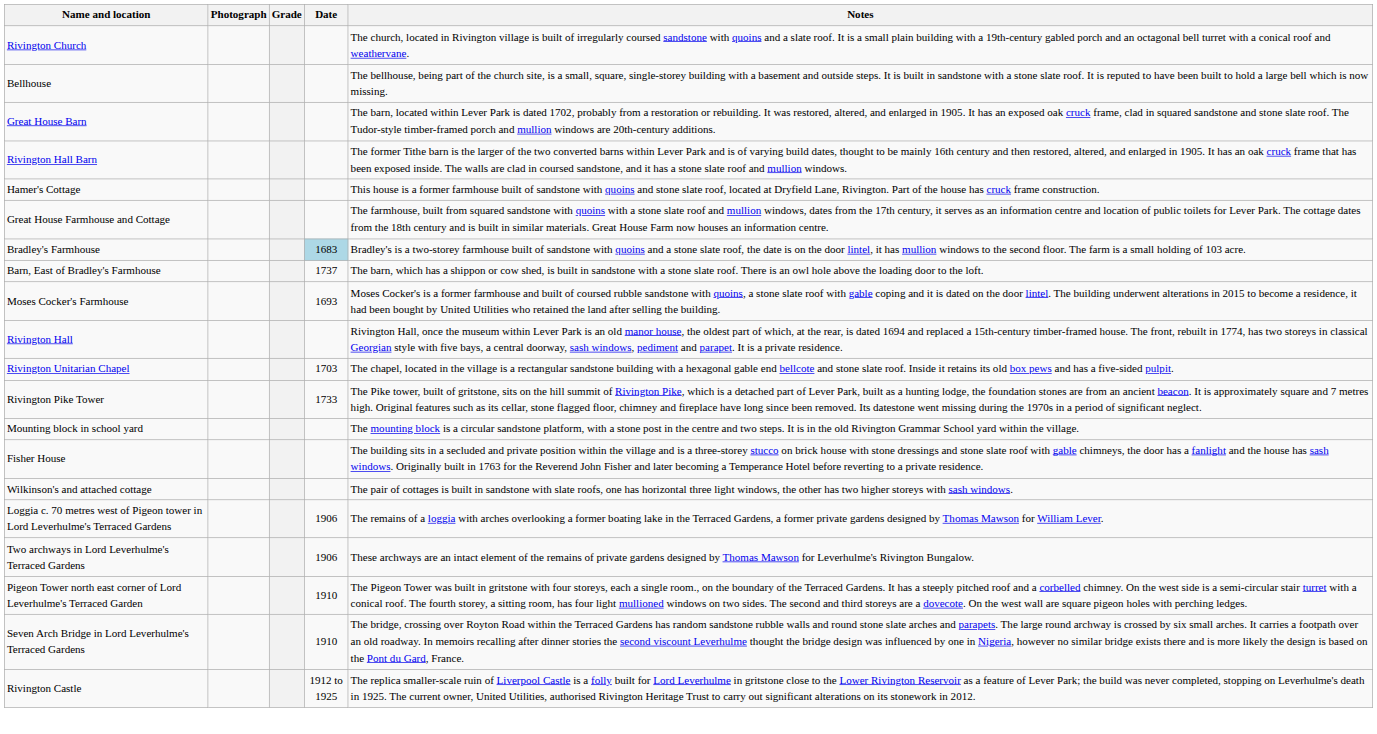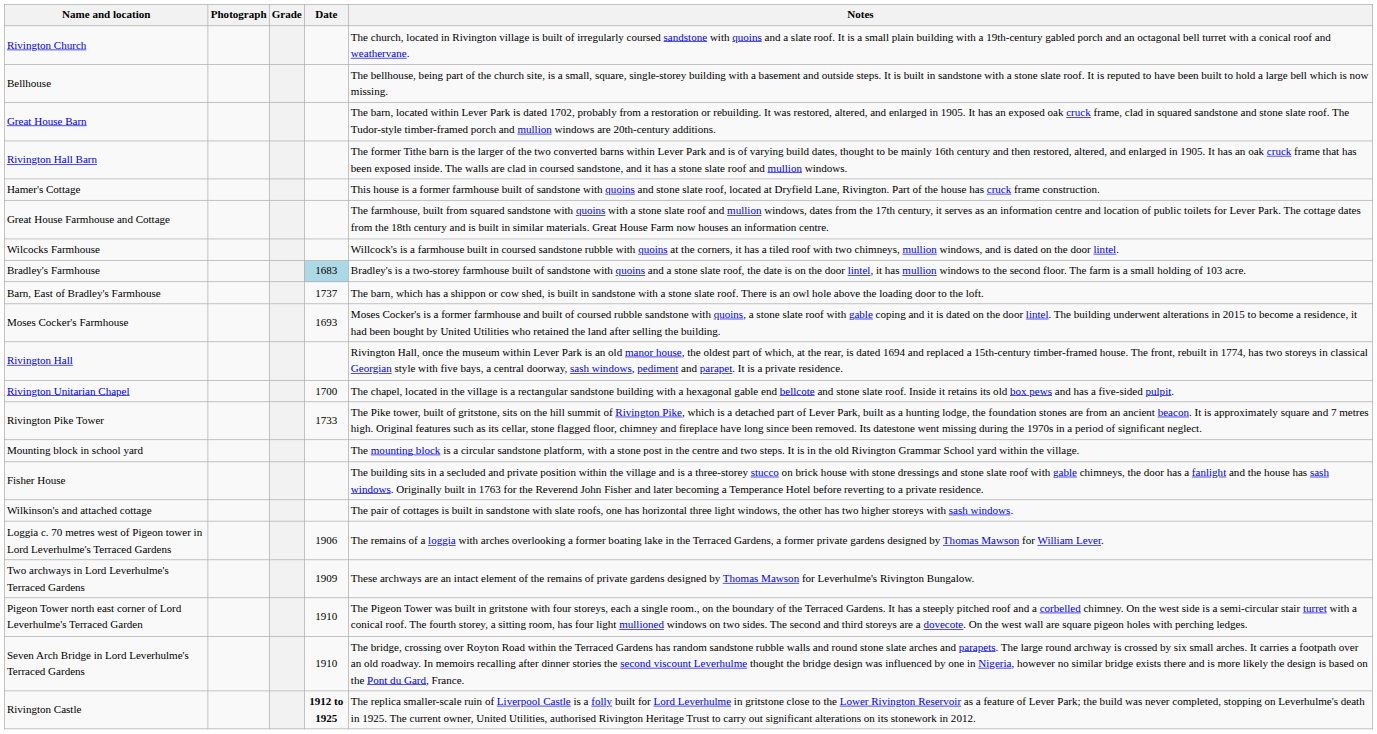+ row: (53, 249)
(326, 369) 1703 -> (326, 391) 1700
(326, 557) 1906 -> (326, 578) 1909
(326, 688) normal -> (326, 710) bold
